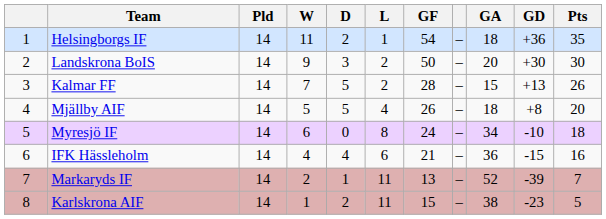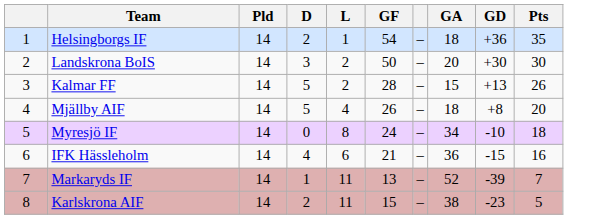- column: (307, 16)
